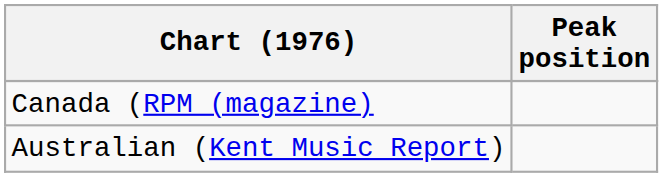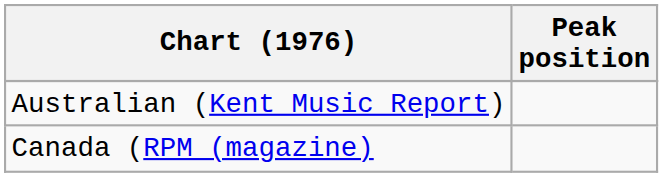rows swapped: (259, 148) <-> (193, 104)
